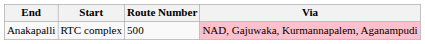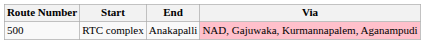columns swapped: (162, 13) <-> (31, 13)
